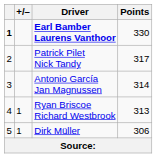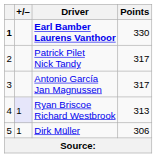(141, 84) 314 -> (141, 84) 317
(19, 110) no background -> (19, 110) lavender background
